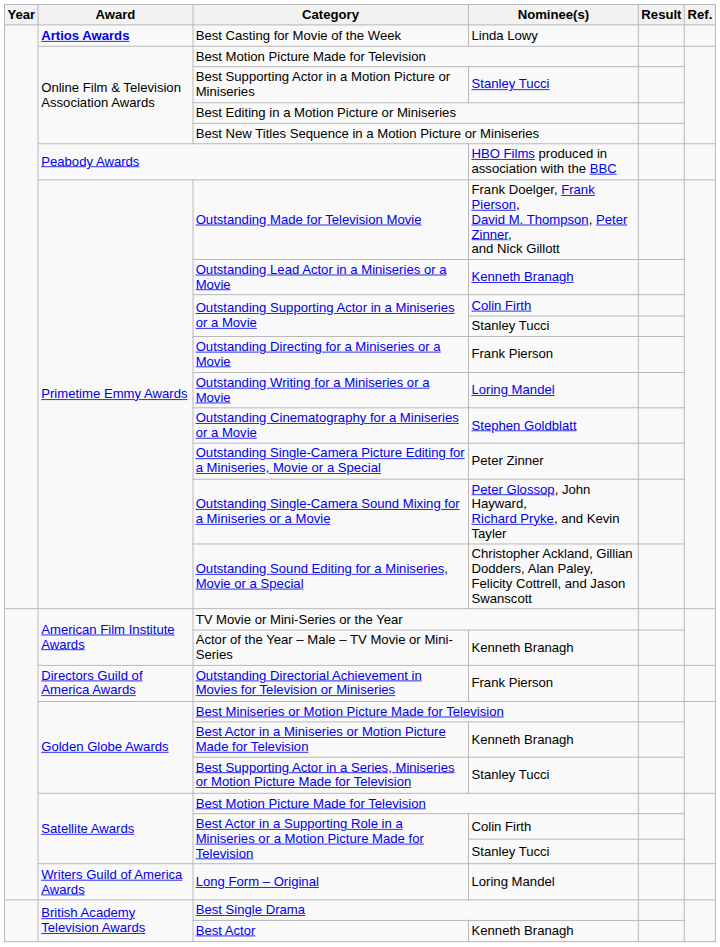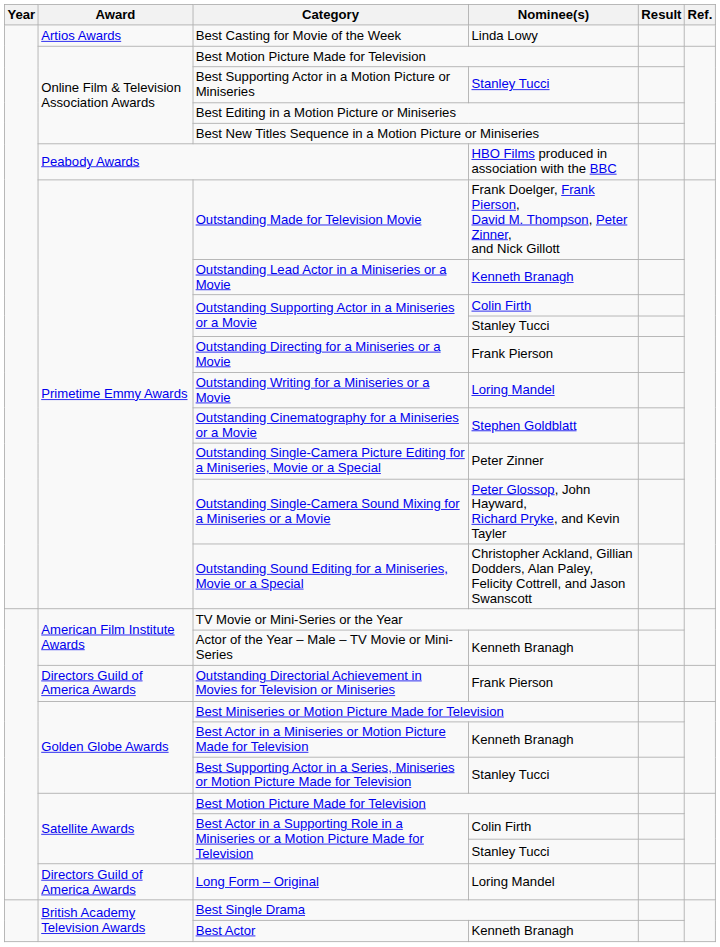(85, 35) bold -> (81, 35) normal
(112, 881) Writers Guild of America Awards -> (92, 881) Directors Guild of America Awards
